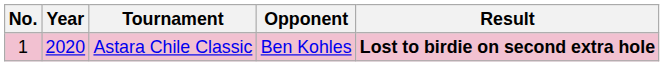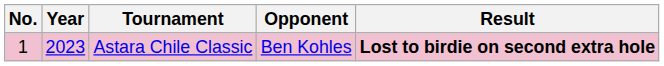(65, 47) 2020 -> (65, 47) 2023
